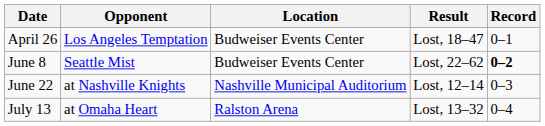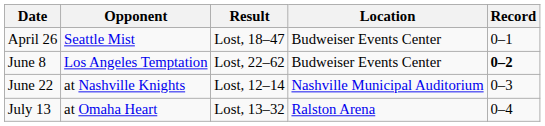columns swapped: (310, 16) <-> (448, 16)
(136, 39) Los Angeles Temptation -> (99, 39) Seattle Mist
(99, 62) Seattle Mist -> (136, 62) Los Angeles Temptation
